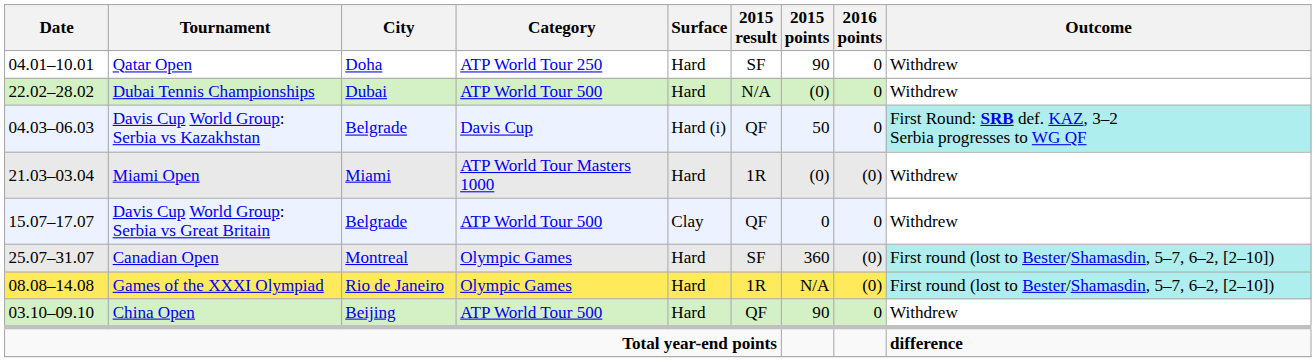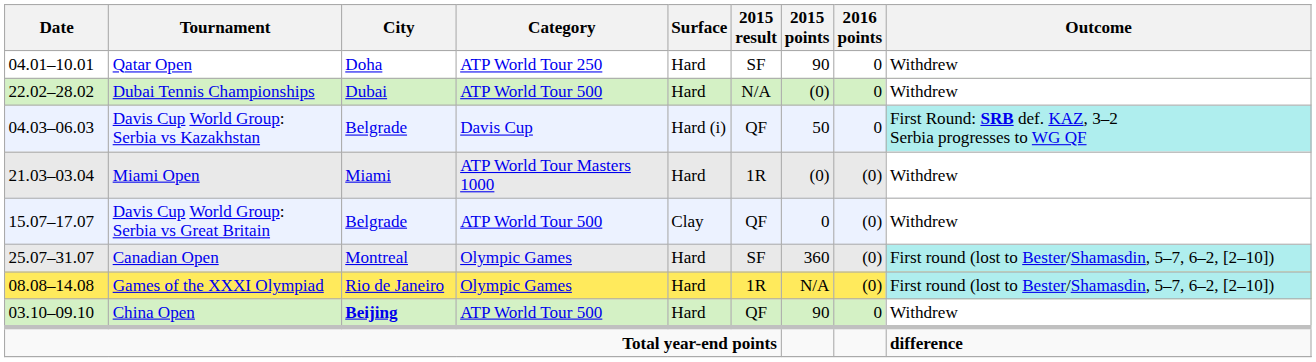(878, 221) 0 -> (872, 221) (0)
(370, 312) normal -> (371, 312) bold
